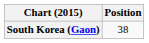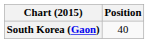(123, 30) 38 -> (123, 30) 40
